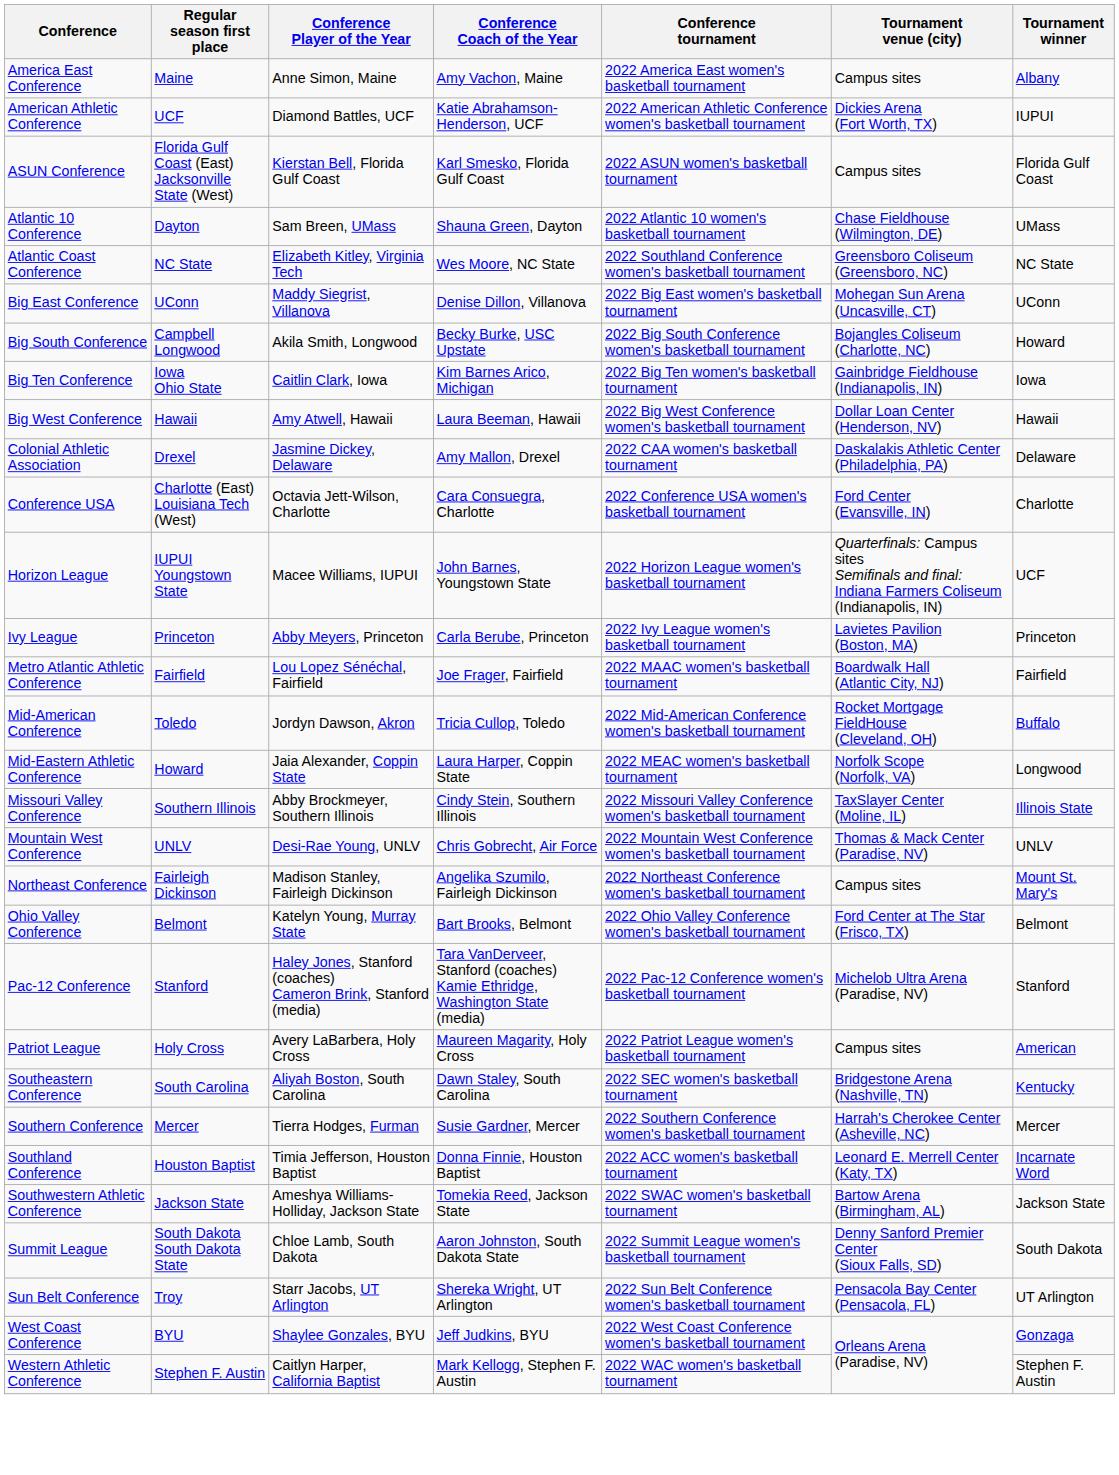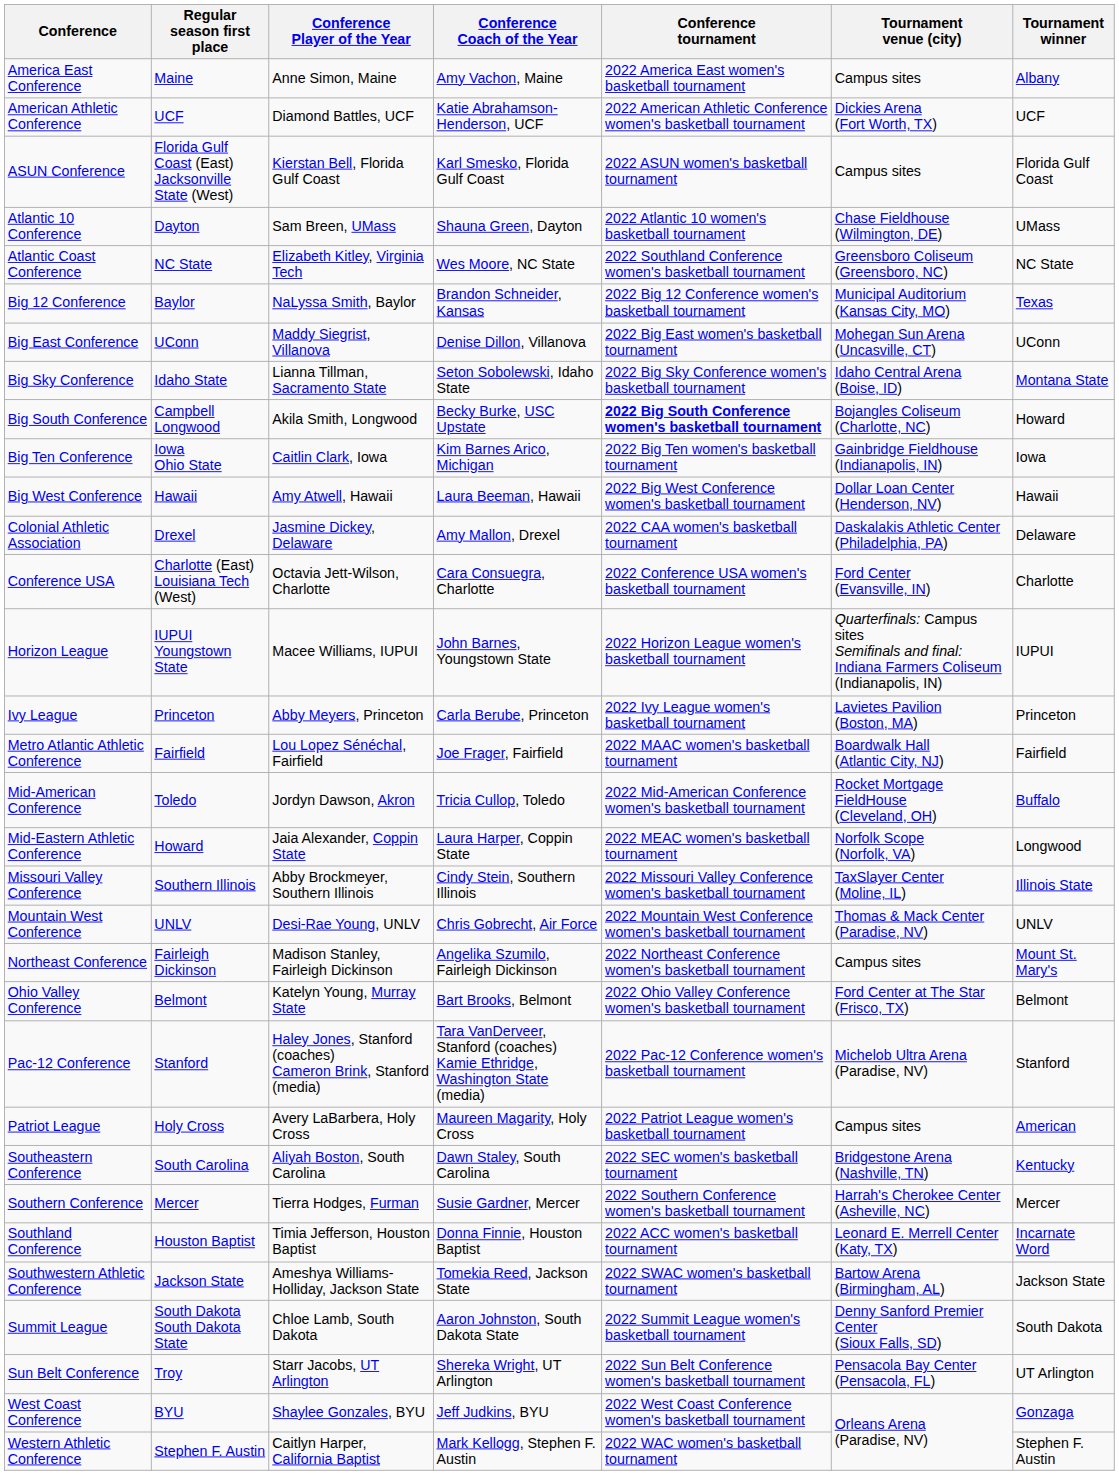(1035, 117) IUPUI -> (1030, 117) UCF
+ row: (67, 303)
+ row: (71, 380)
(705, 342) normal -> (713, 419) bold
(1030, 575) UCF -> (1035, 652) IUPUI
